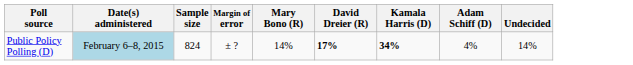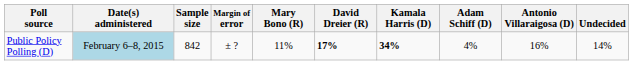+ column: (539, 18)
(192, 46) 824 -> (192, 46) 842
(284, 46) 14% -> (284, 46) 11%
